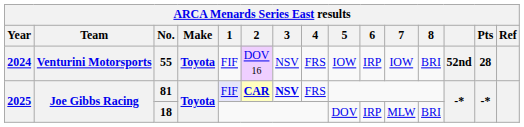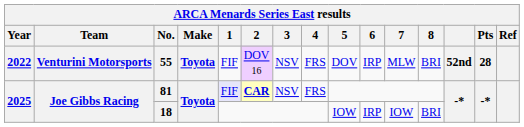(19, 63) 2024 -> (19, 63) 2022
(344, 63) IOW -> (344, 63) DOV
(401, 63) IOW -> (401, 63) MLW
(287, 91) bold -> (287, 91) normal
(344, 111) DOV -> (344, 111) IOW
(401, 111) MLW -> (401, 111) IOW
